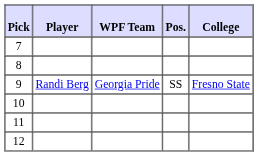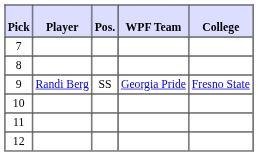columns swapped: (176, 27) <-> (127, 27)
